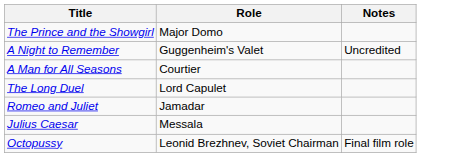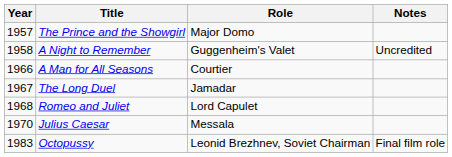+ column: (20, 13)
(193, 87) Lord Capulet -> (213, 87) Jamadar
(182, 106) Jamadar -> (224, 106) Lord Capulet
